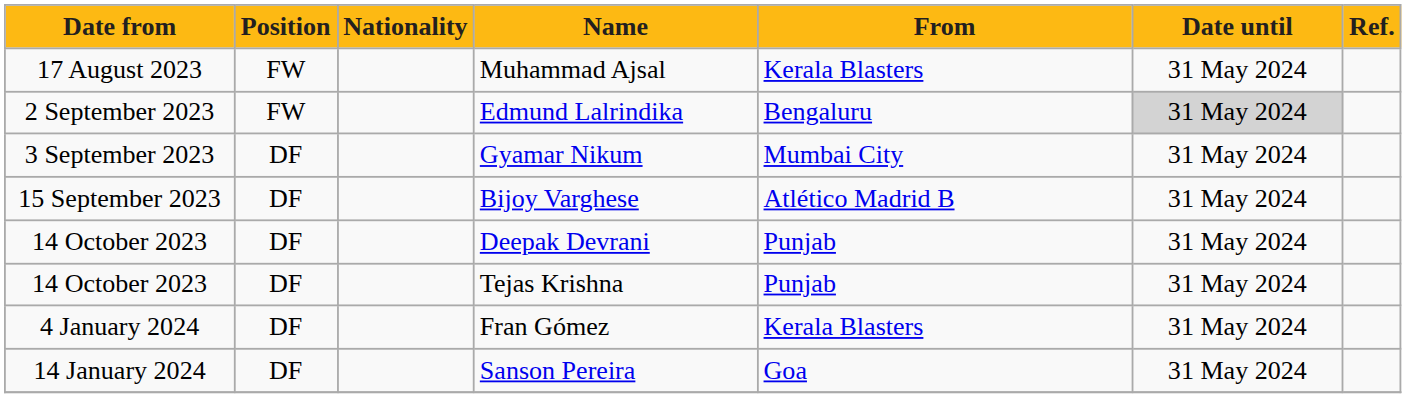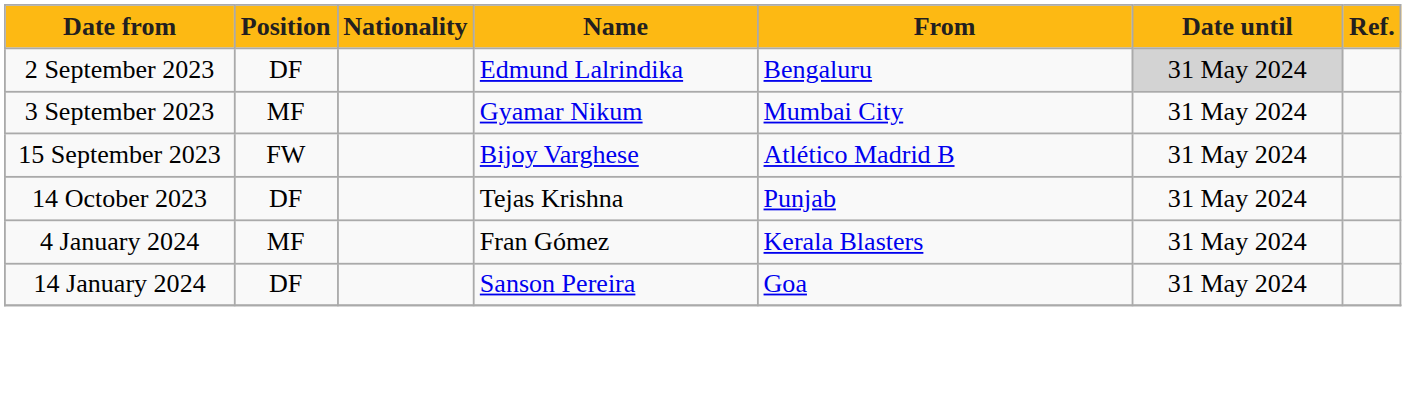- row: (573, 69)
(286, 112) FW -> (286, 69) DF
(286, 155) DF -> (286, 112) MF
(286, 198) DF -> (286, 155) FW
- row: (565, 241)
(286, 327) DF -> (286, 241) MF
